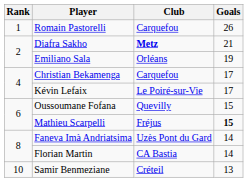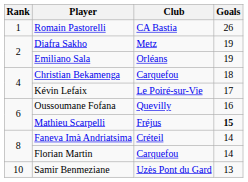(157, 28) Carquefou -> (157, 28) CA Bastia
(147, 43) bold -> (147, 43) normal
(228, 43) 21 -> (228, 43) 19
(228, 75) 17 -> (228, 75) 18
(228, 106) 15 -> (228, 106) 16
(174, 138) Uzès Pont du Gard -> (150, 138) Créteil
(157, 153) CA Bastia -> (157, 153) Carquefou
(150, 169) Créteil -> (174, 169) Uzès Pont du Gard
